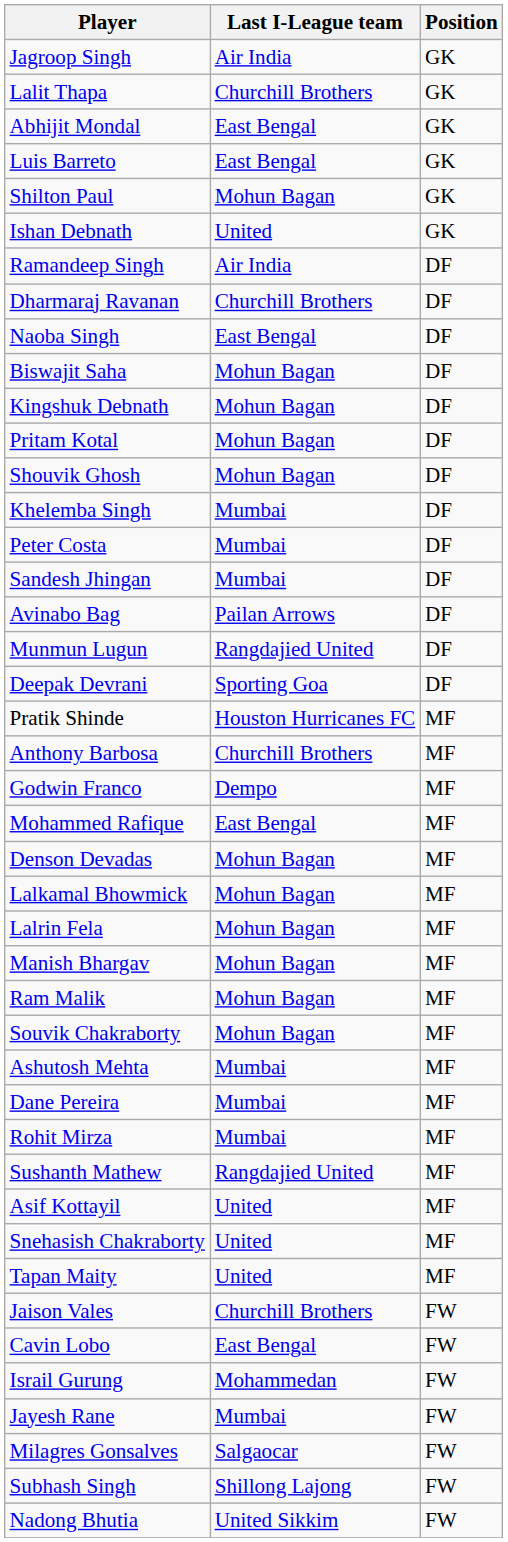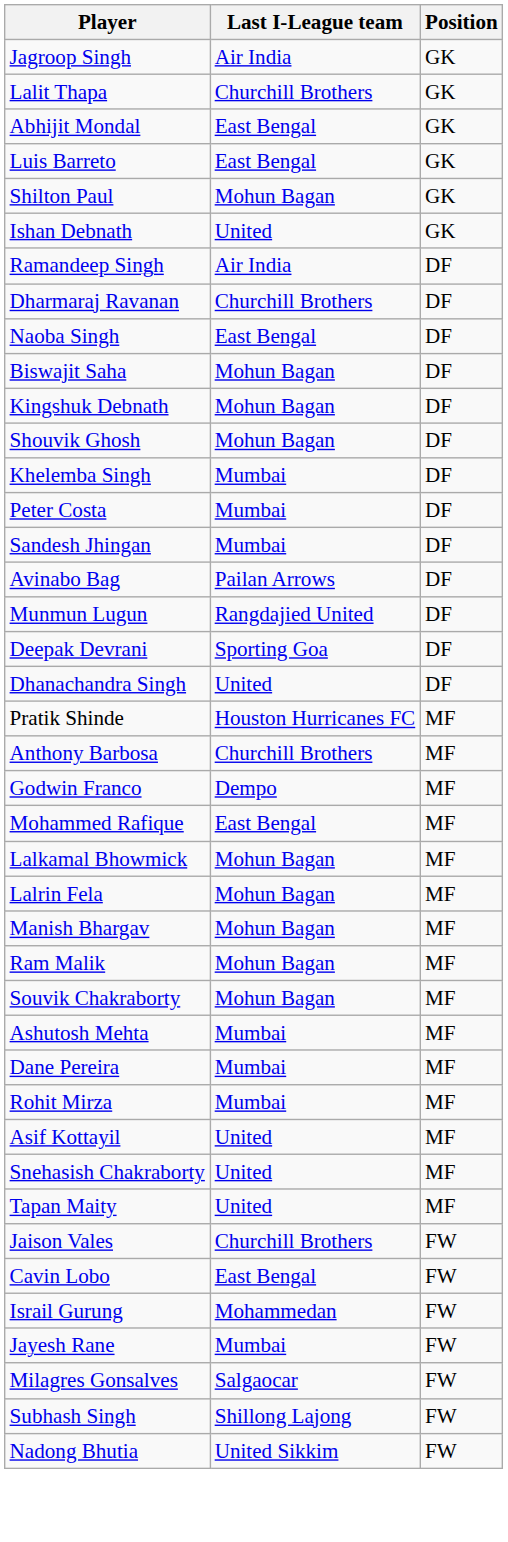- row: (64, 440)
+ row: (98, 684)
- row: (81, 858)
- row: (86, 1171)
